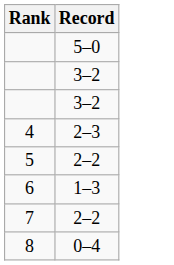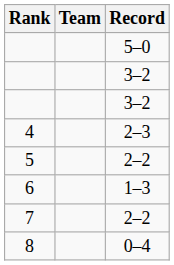+ column: (80, 18)
